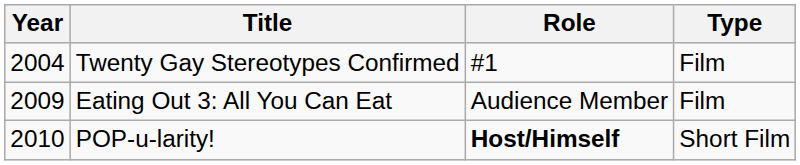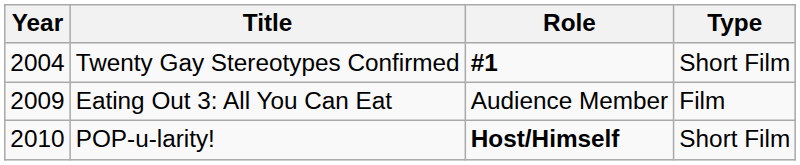(484, 62) normal -> (484, 62) bold
(702, 62) Film -> (735, 62) Short Film
